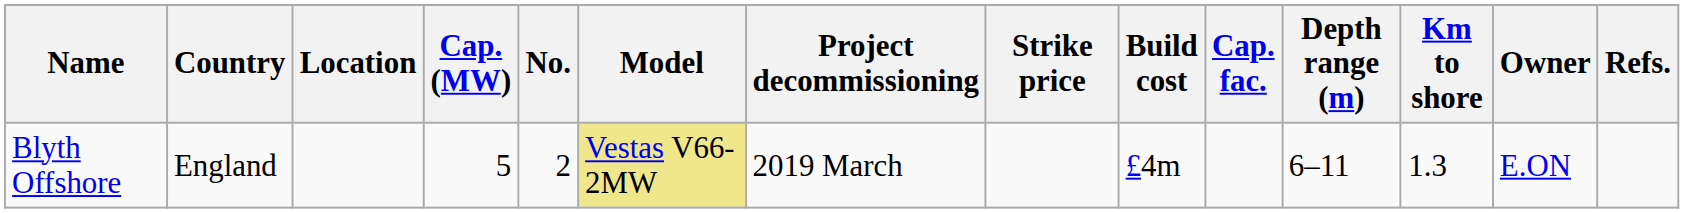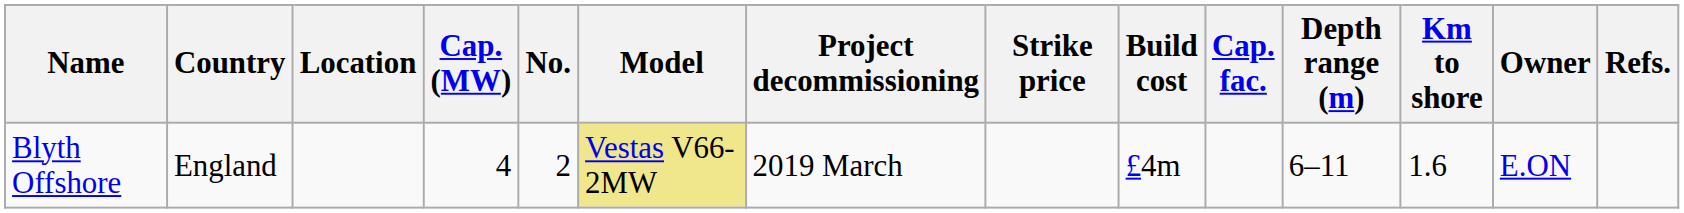(503, 164) 5 -> (503, 164) 4
(1428, 164) 1.3 -> (1428, 164) 1.6
